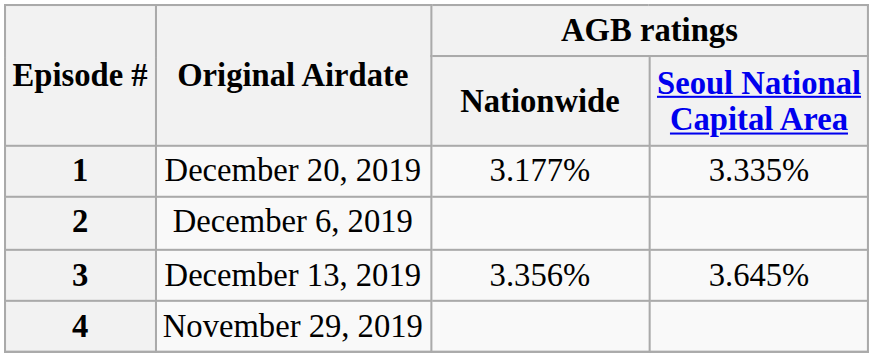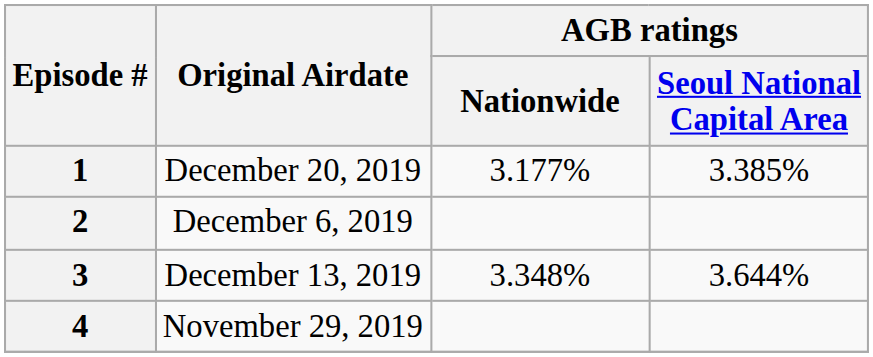(759, 170) 3.335% -> (759, 170) 3.385%
(540, 274) 3.356% -> (540, 274) 3.348%
(759, 274) 3.645% -> (759, 274) 3.644%
